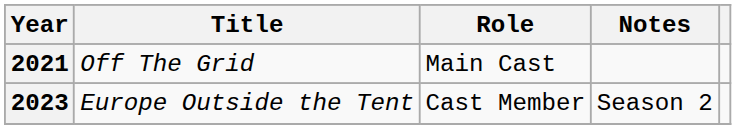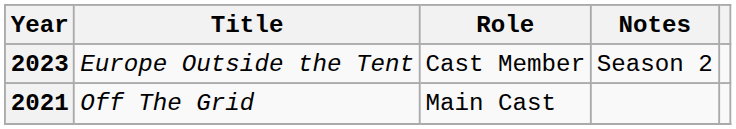rows swapped: (40, 64) <-> (40, 103)
